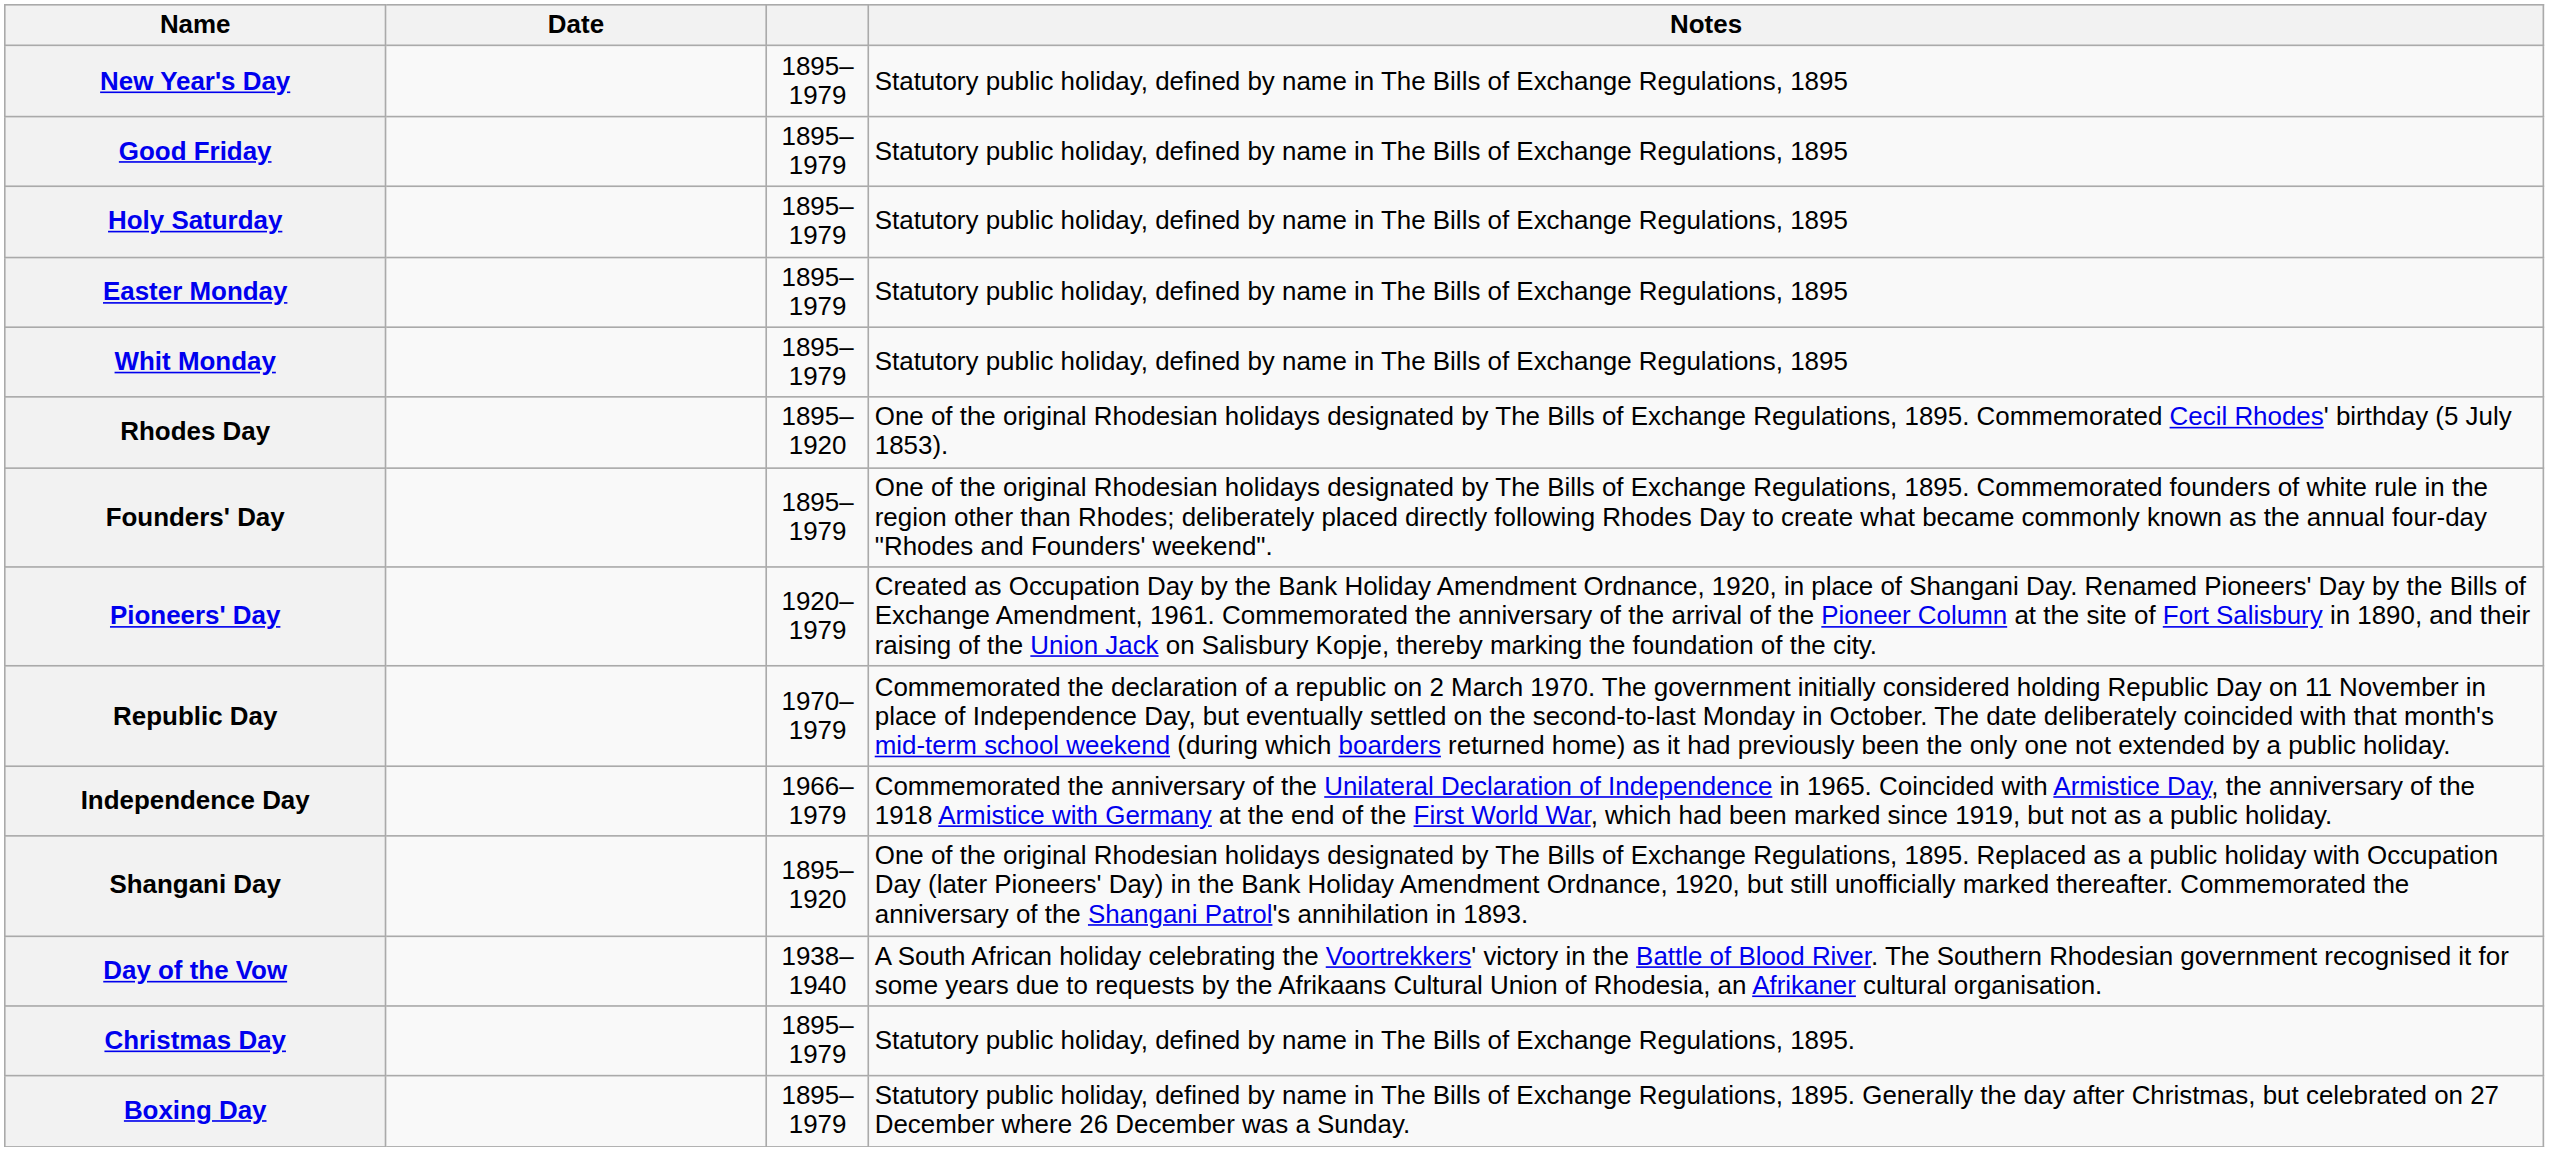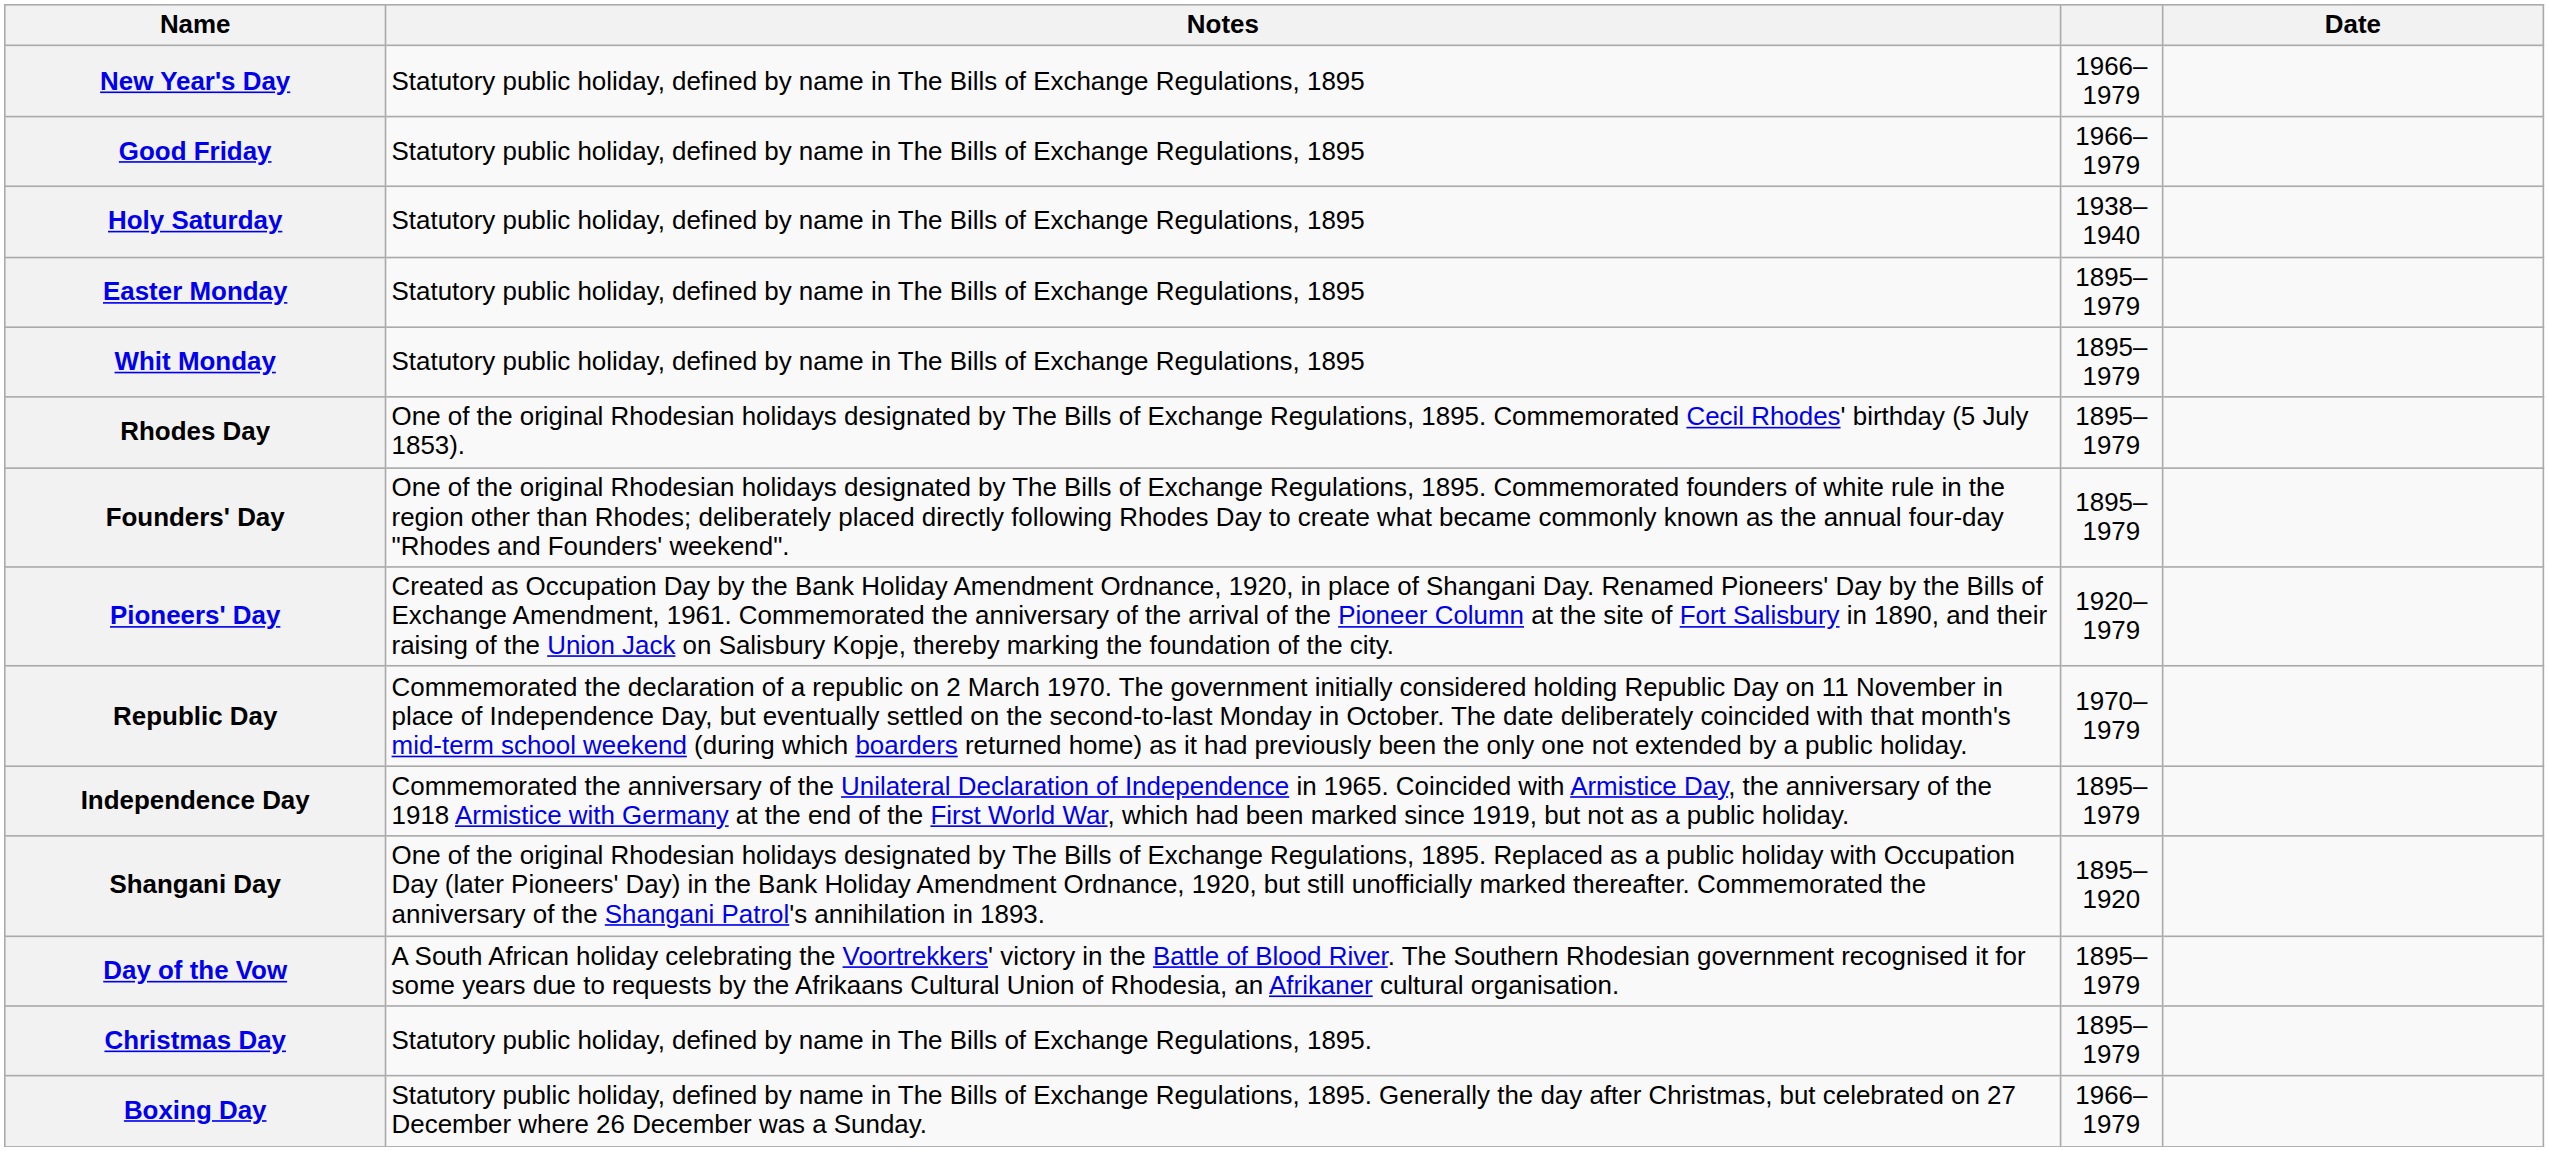columns swapped: (576, 25) <-> (1706, 25)
(818, 80) 1895–1979 -> (2111, 80) 1966–1979
(818, 151) 1895–1979 -> (2111, 151) 1966–1979
(818, 221) 1895–1979 -> (2111, 221) 1938–1940
(818, 432) 1895–1920 -> (2111, 432) 1895–1979
(818, 800) 1966–1979 -> (2111, 800) 1895–1979
(818, 970) 1938–1940 -> (2111, 970) 1895–1979
(818, 1110) 1895–1979 -> (2111, 1110) 1966–1979
